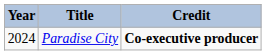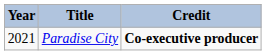(21, 38) 2024 -> (21, 38) 2021
